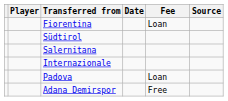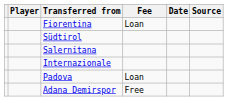columns swapped: (168, 11) <-> (134, 11)
